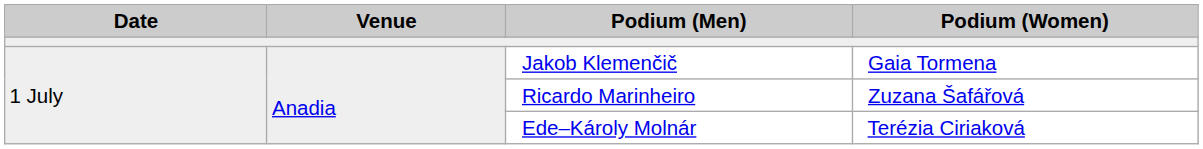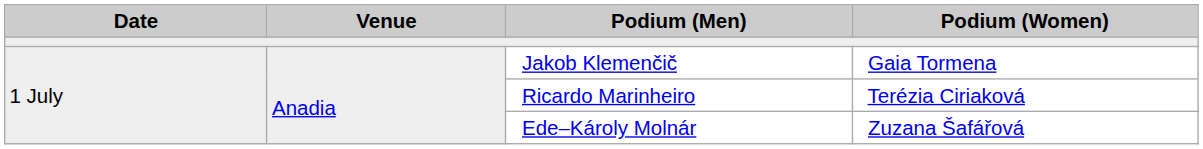(940, 96) Zuzana Šafářová -> (941, 96) Terézia Ciriaková
(941, 128) Terézia Ciriaková -> (940, 128) Zuzana Šafářová
